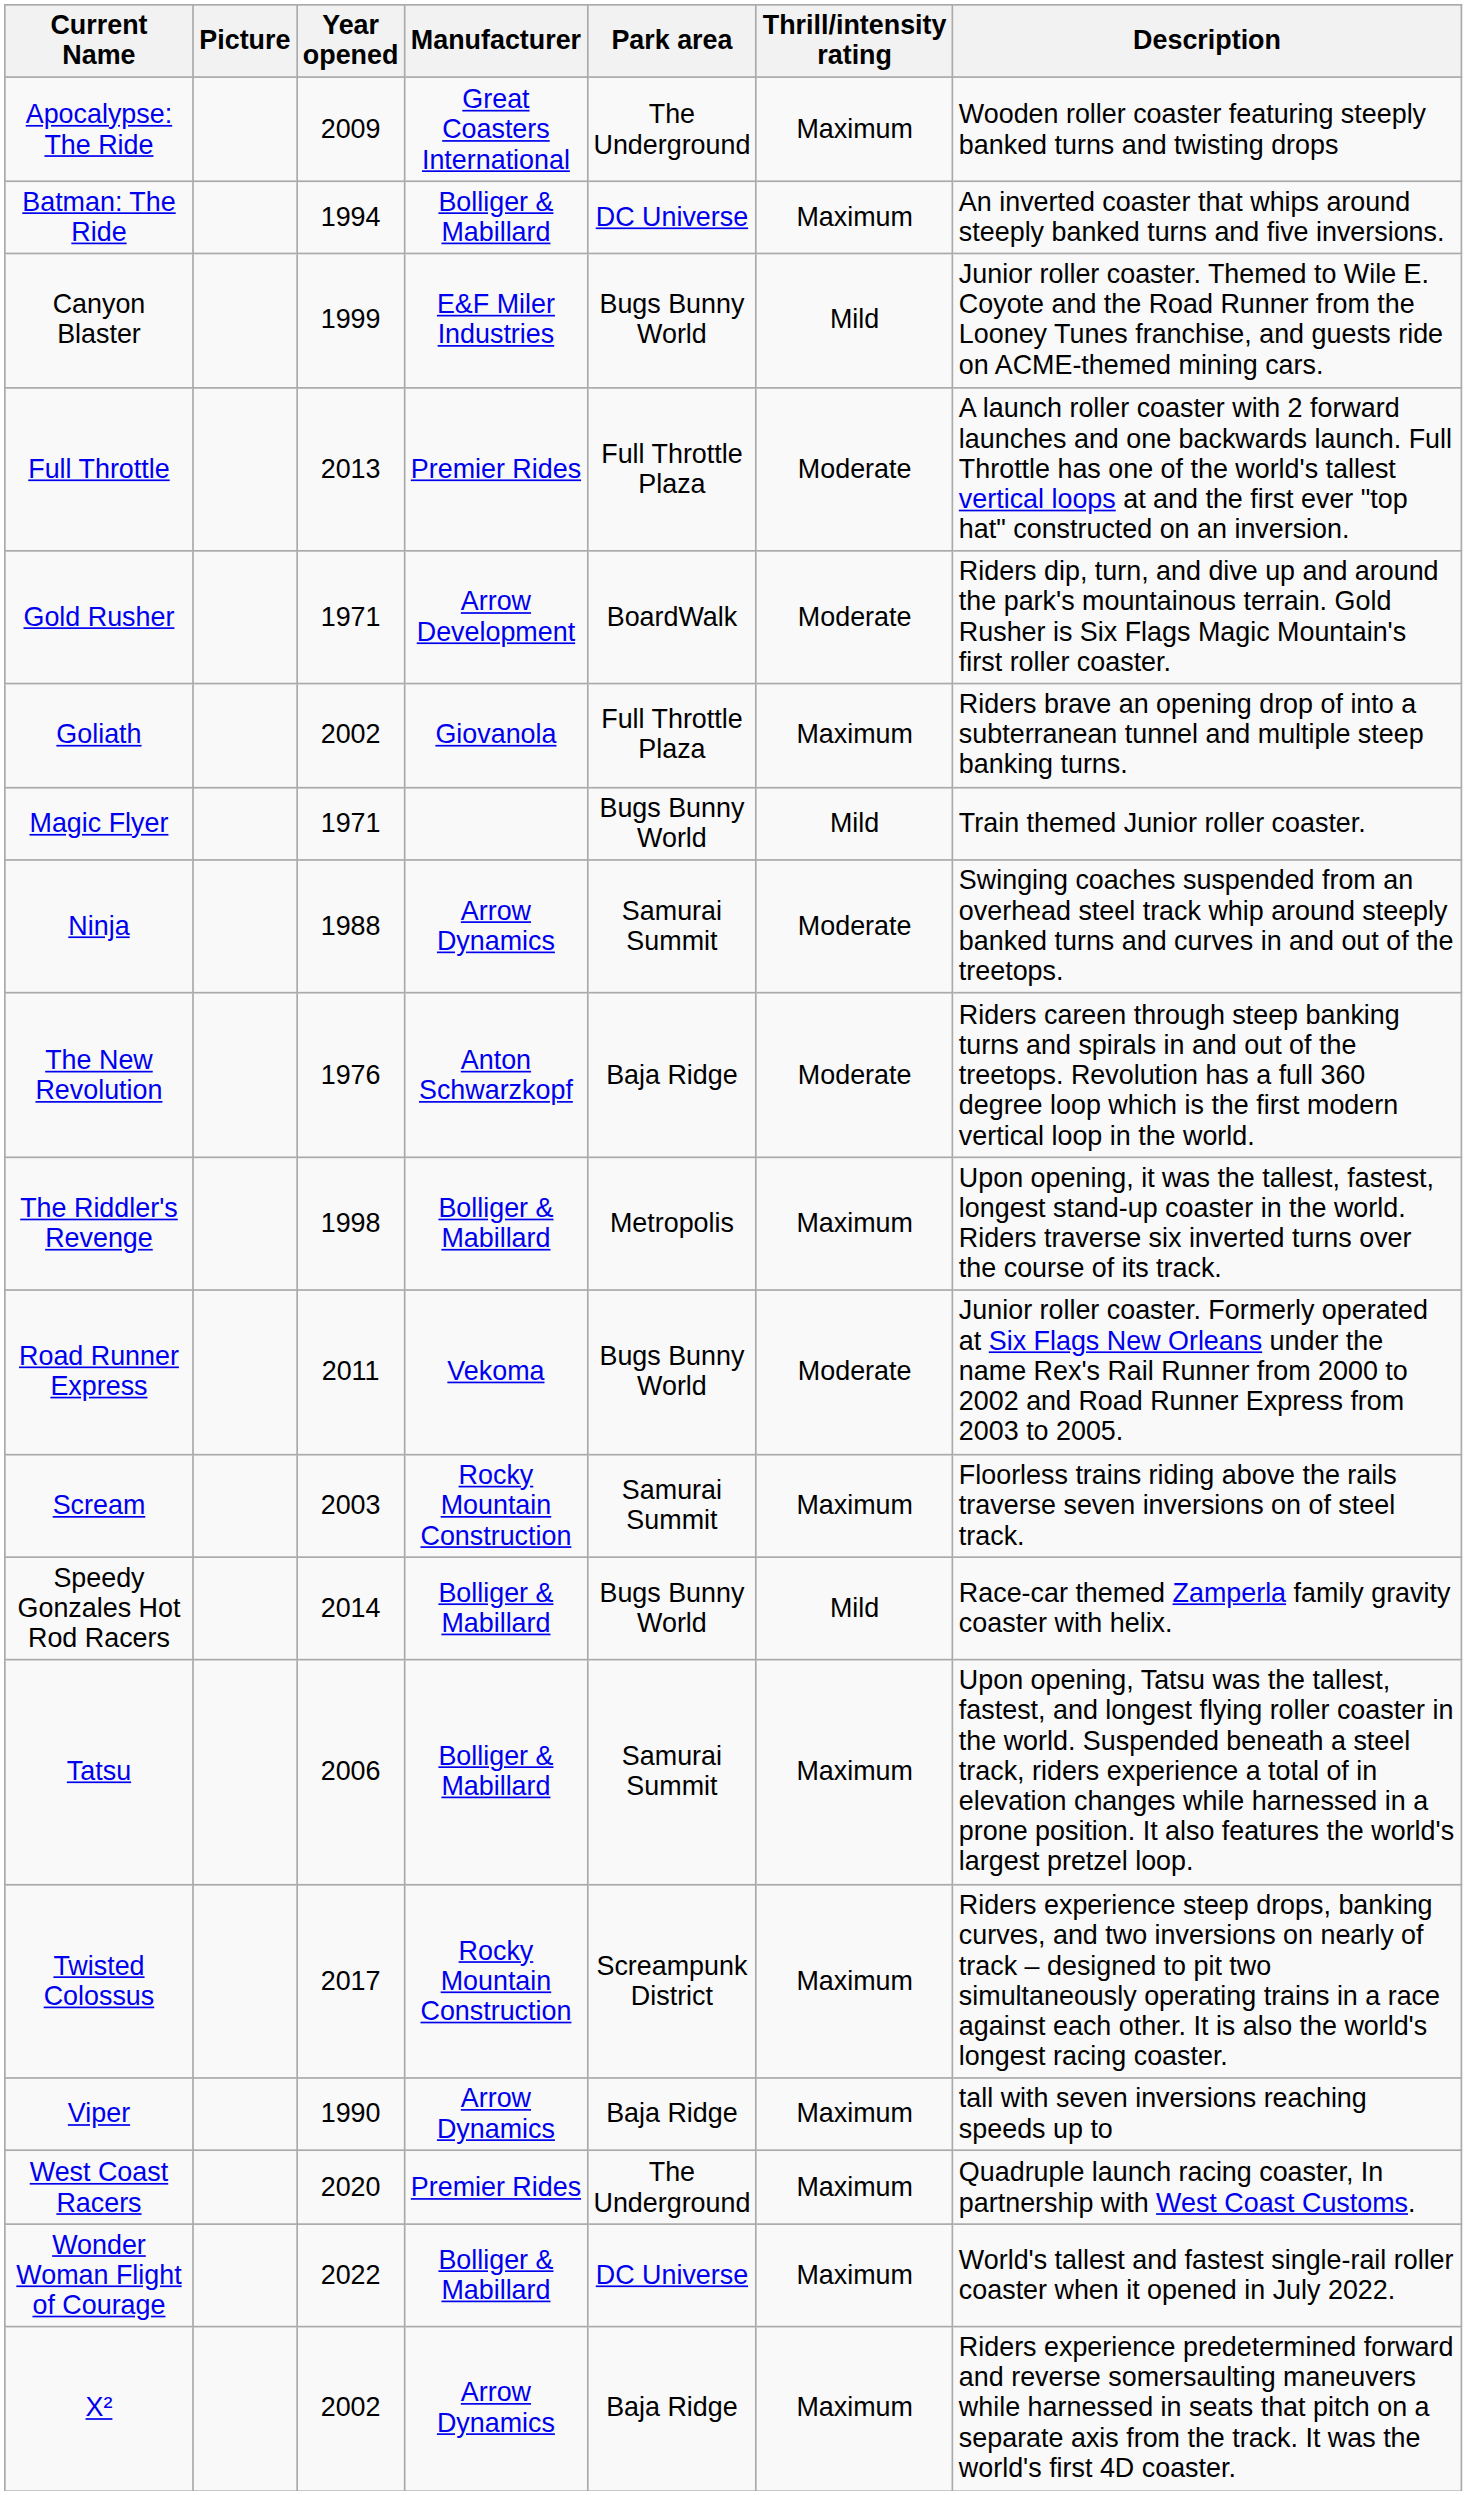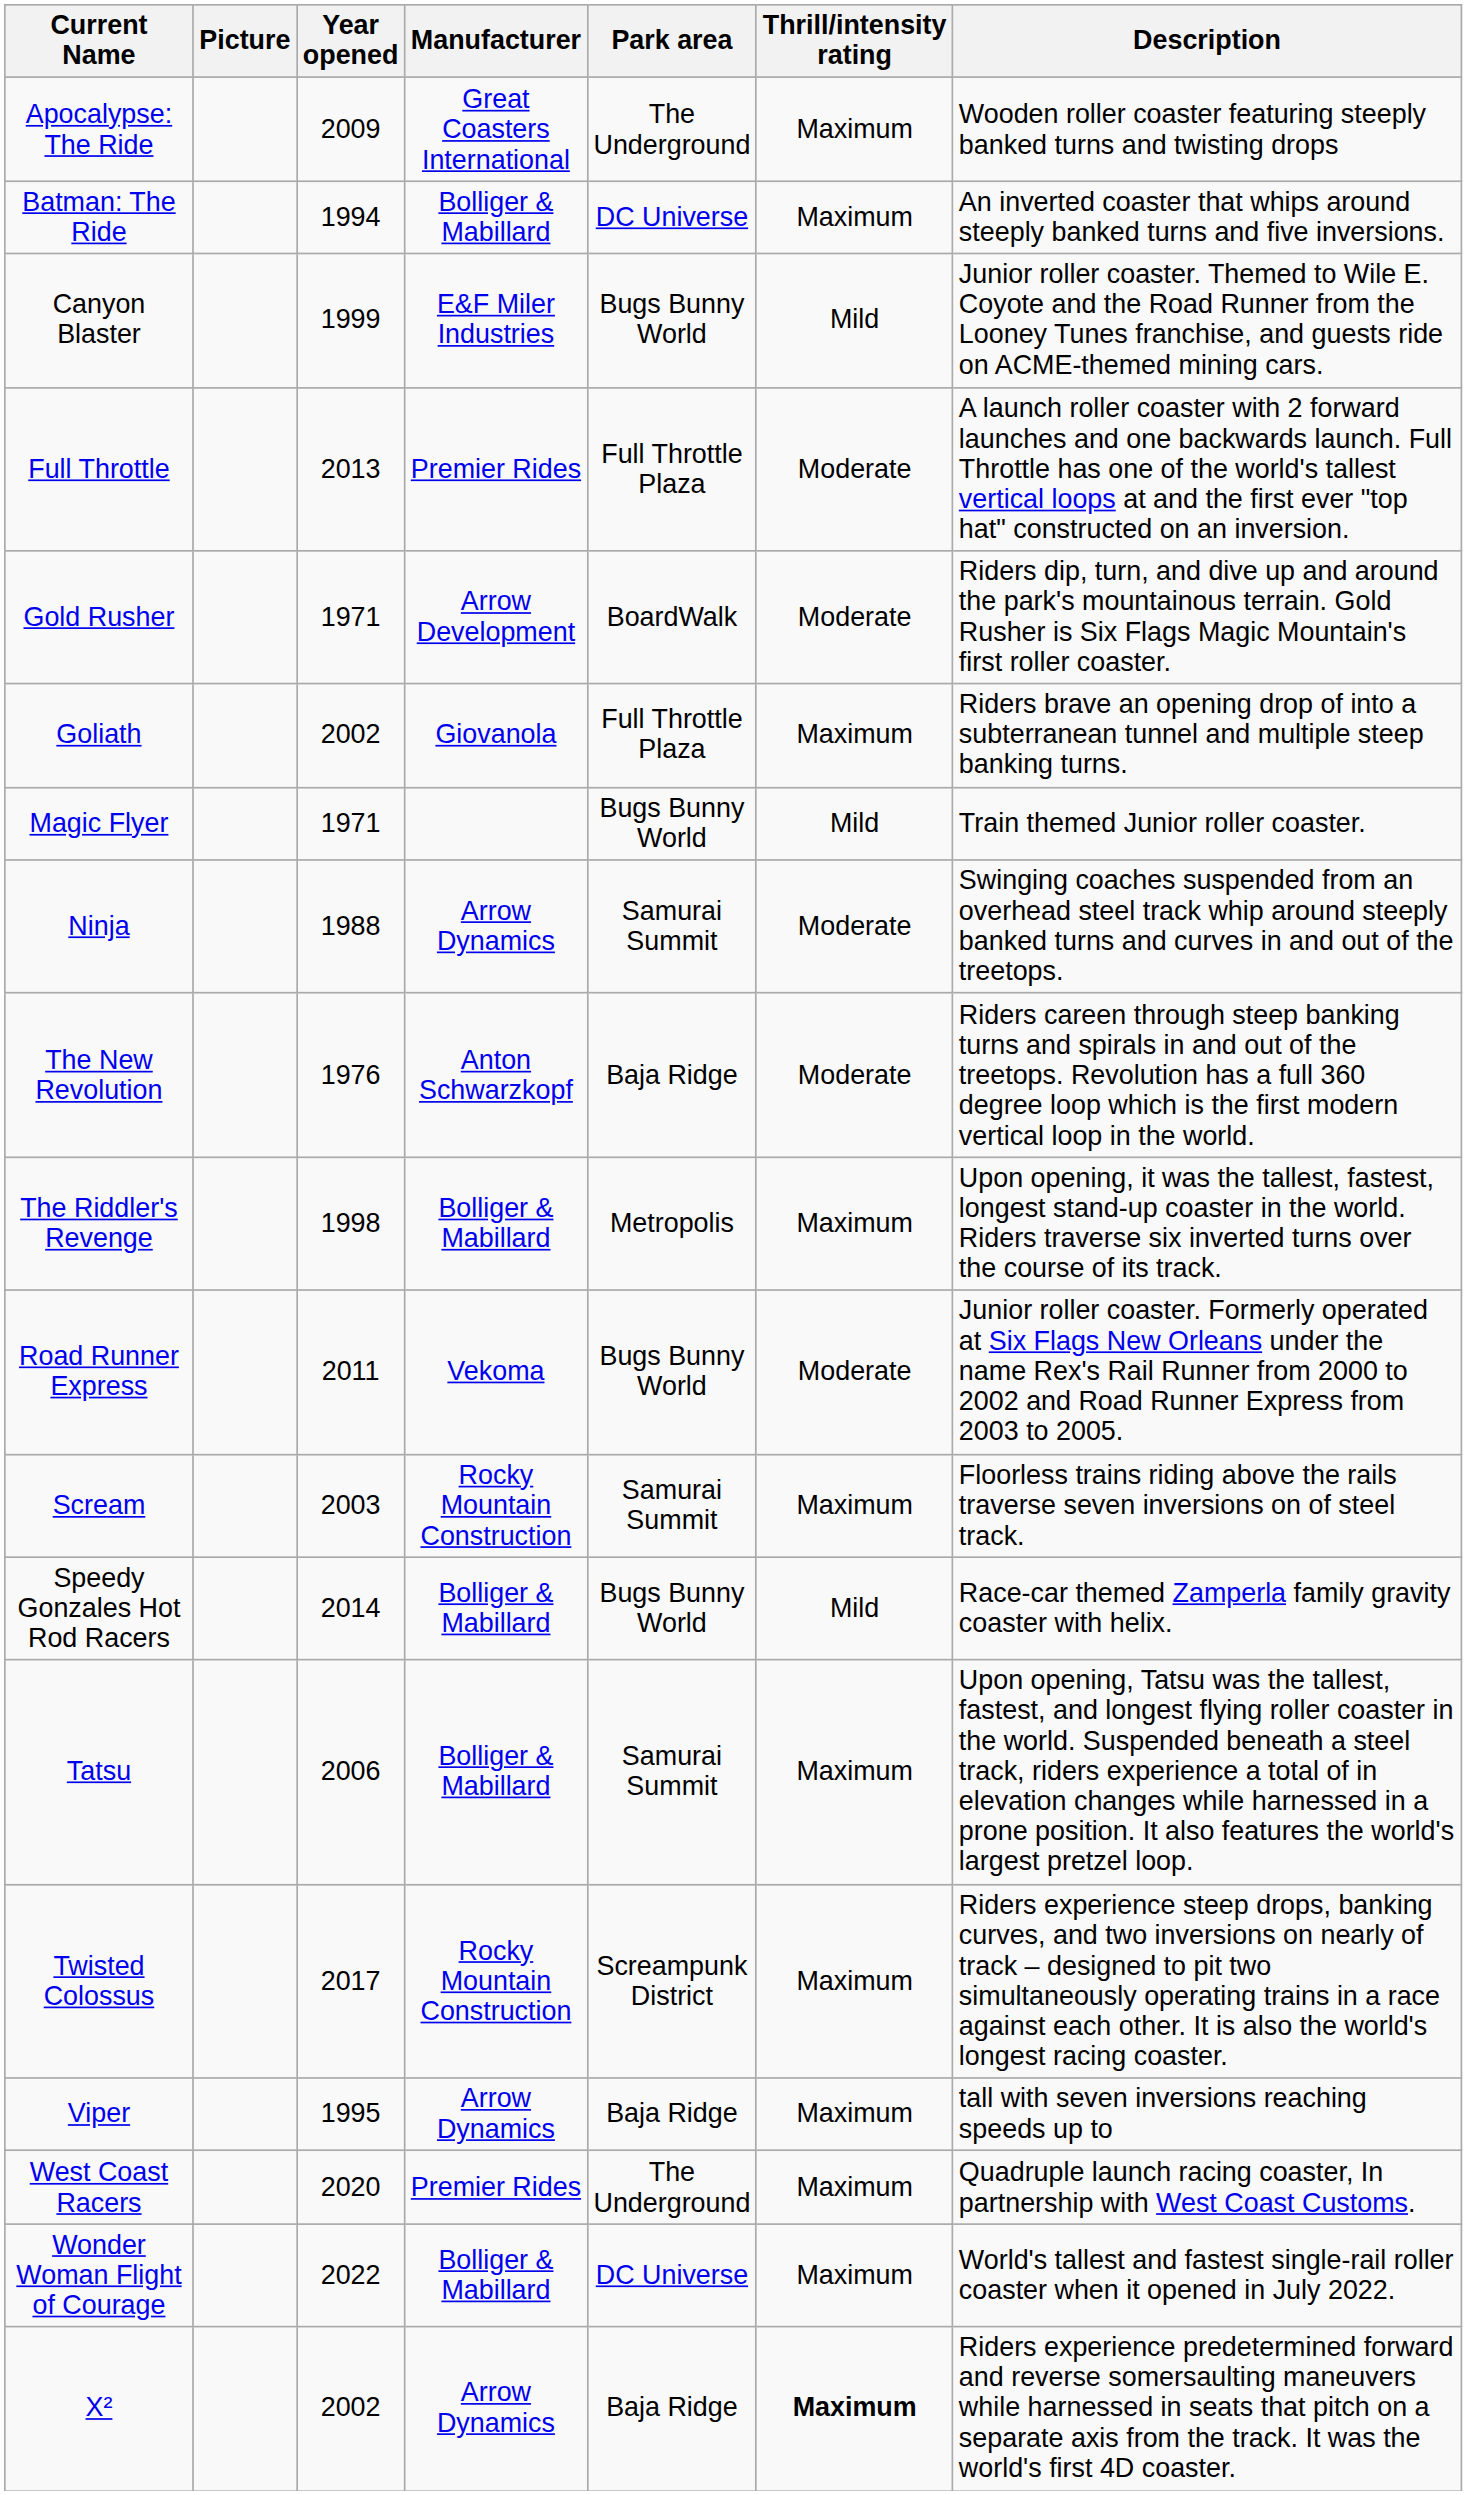(351, 2114) 1990 -> (351, 2114) 1995
(855, 2408) normal -> (855, 2408) bold
